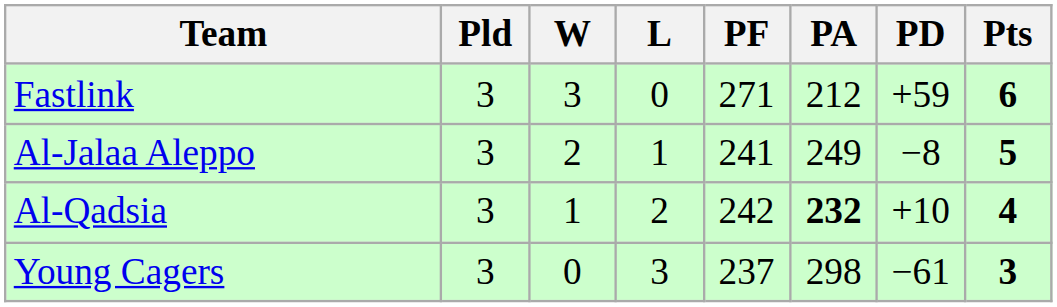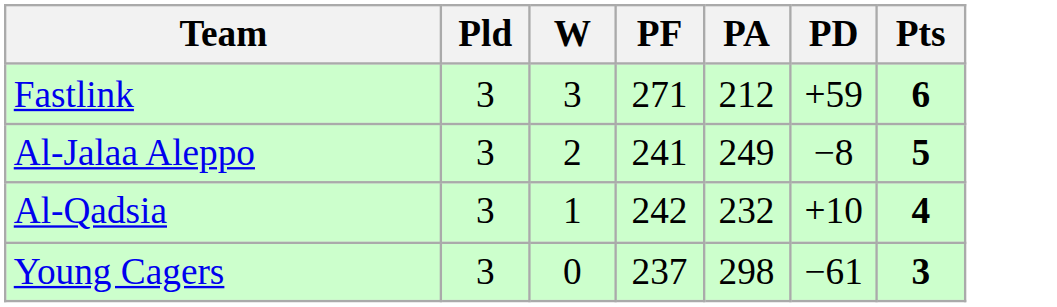- column: (659, 34)
(834, 211) bold -> (747, 211) normal
